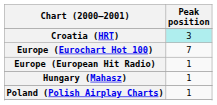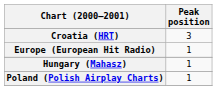(189, 36) paleturquoise background -> (189, 36) no background
- row: (85, 50)
